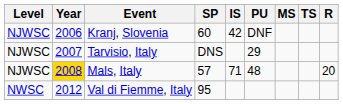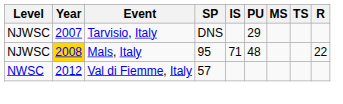- row: (128, 33)
(204, 71) 57 -> (204, 52) 95
(329, 71) 20 -> (321, 52) 22
(204, 90) 95 -> (204, 71) 57
